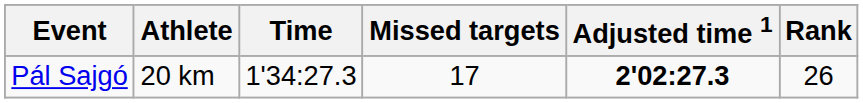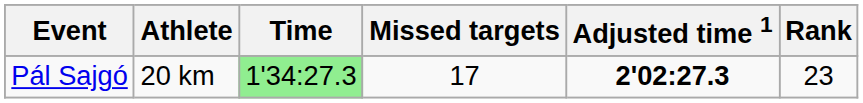(301, 77) no background -> (301, 77) lightgreen background
(819, 77) 26 -> (819, 77) 23
